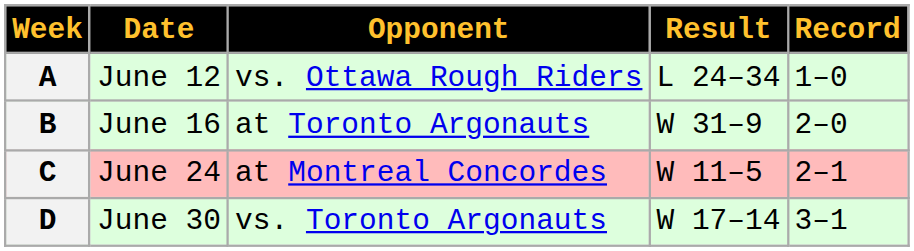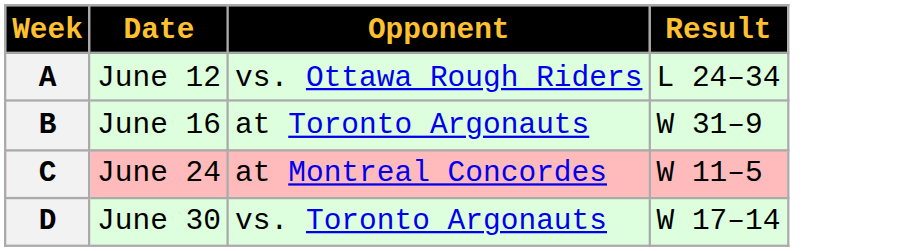- column: (848, 29)
